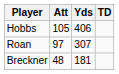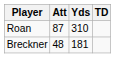- row: (21, 28)
(58, 45) 97 -> (58, 28) 87
(83, 45) 307 -> (80, 28) 310
